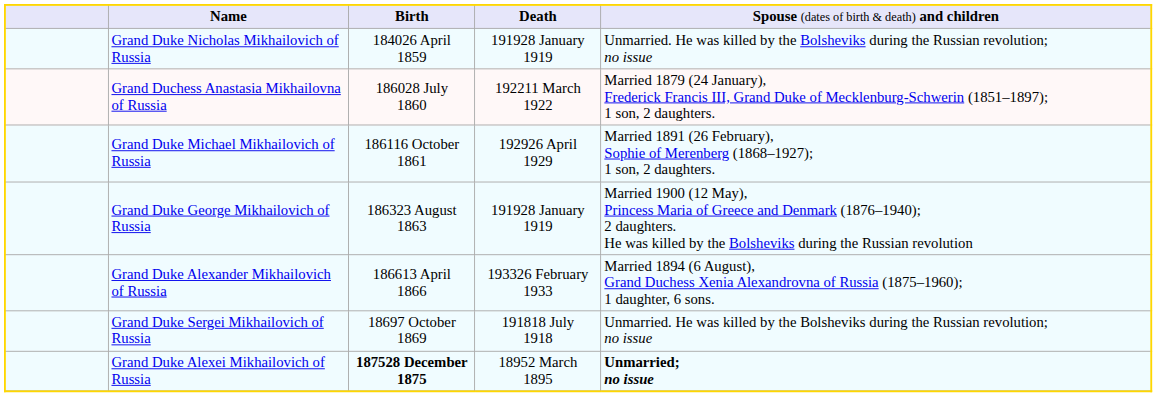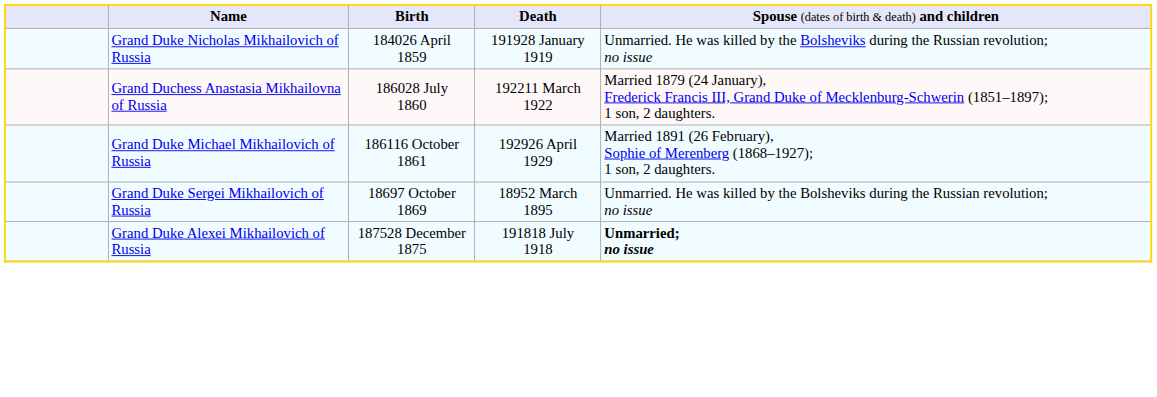- row: (220, 218)
- row: (221, 282)
(538, 331) 191818 July 1918 -> (538, 201) 18952 March 1895
(412, 370) bold -> (412, 241) normal
(538, 370) 18952 March 1895 -> (538, 241) 191818 July 1918
